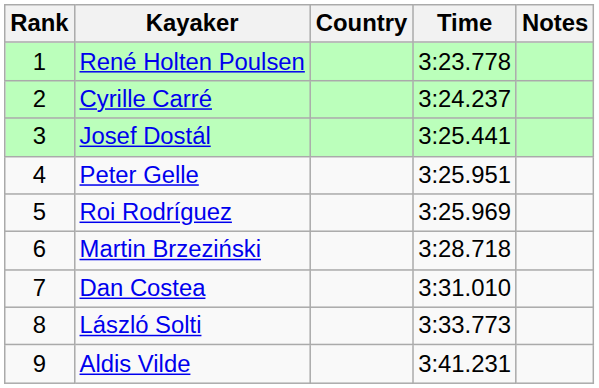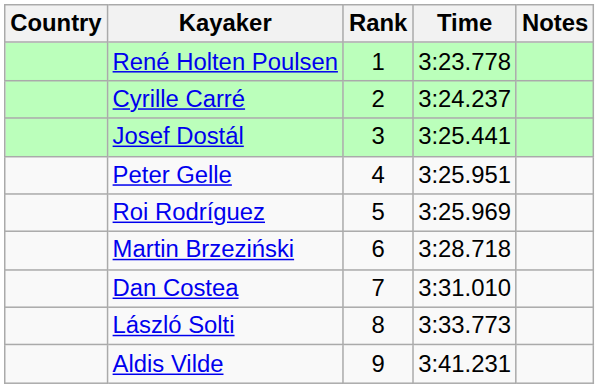columns swapped: (39, 23) <-> (362, 23)
